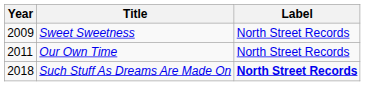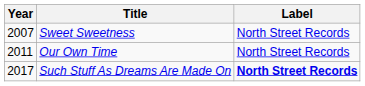(20, 33) 2009 -> (20, 33) 2007
(20, 71) 2018 -> (20, 71) 2017
